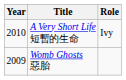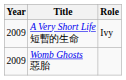(16, 33) 2010 -> (16, 33) 2009
